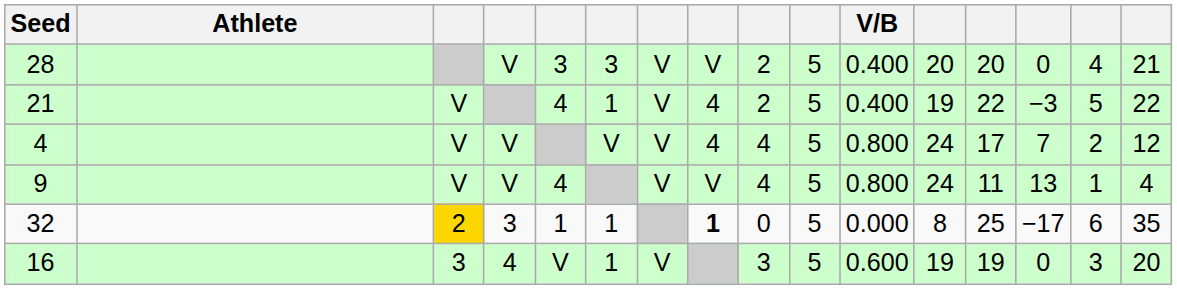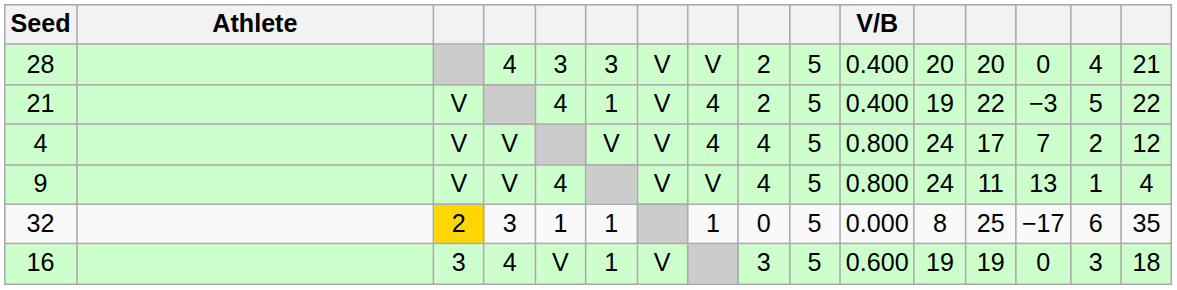(510, 64) V -> (510, 64) 4
(713, 223) bold -> (713, 223) normal
(1147, 263) 20 -> (1147, 263) 18
